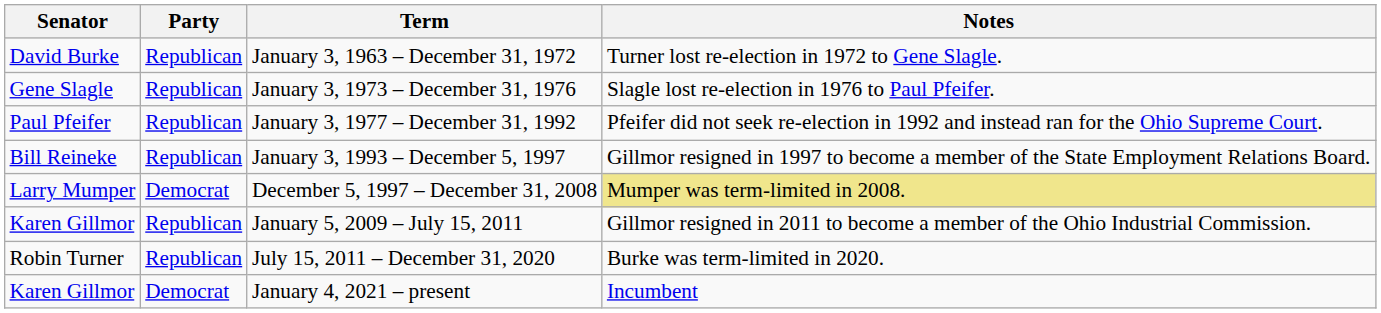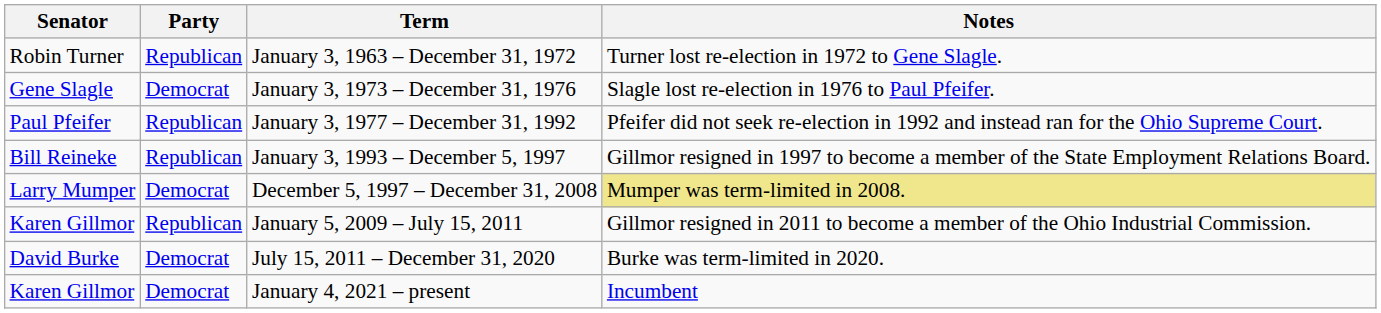(64, 55) David Burke -> (67, 55) Robin Turner
(194, 88) Republican -> (187, 88) Democrat
(67, 257) Robin Turner -> (64, 257) David Burke
(194, 257) Republican -> (187, 257) Democrat
